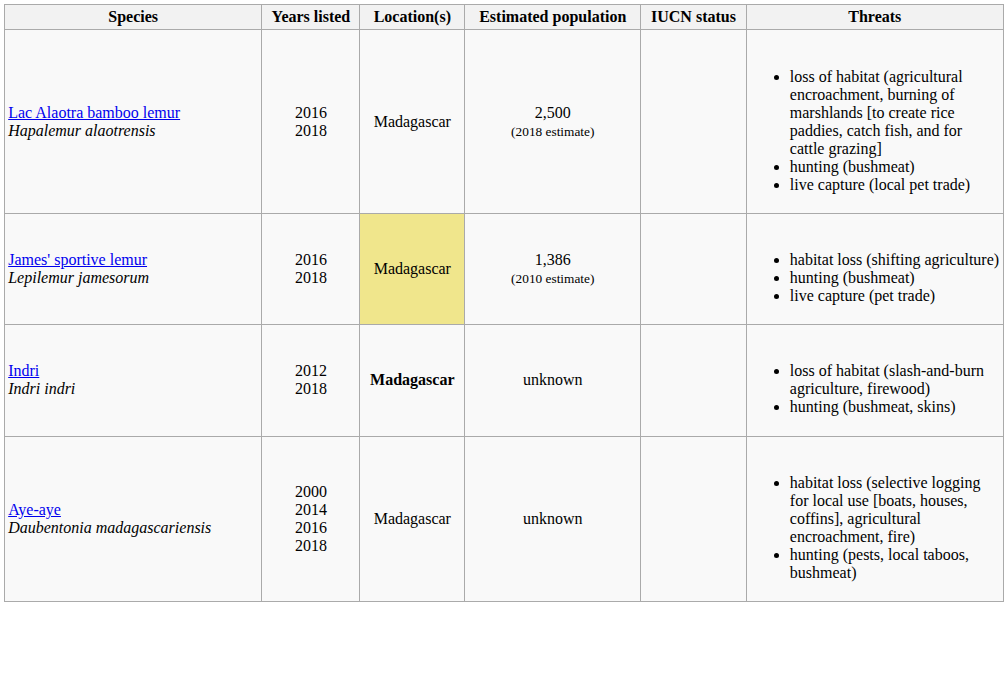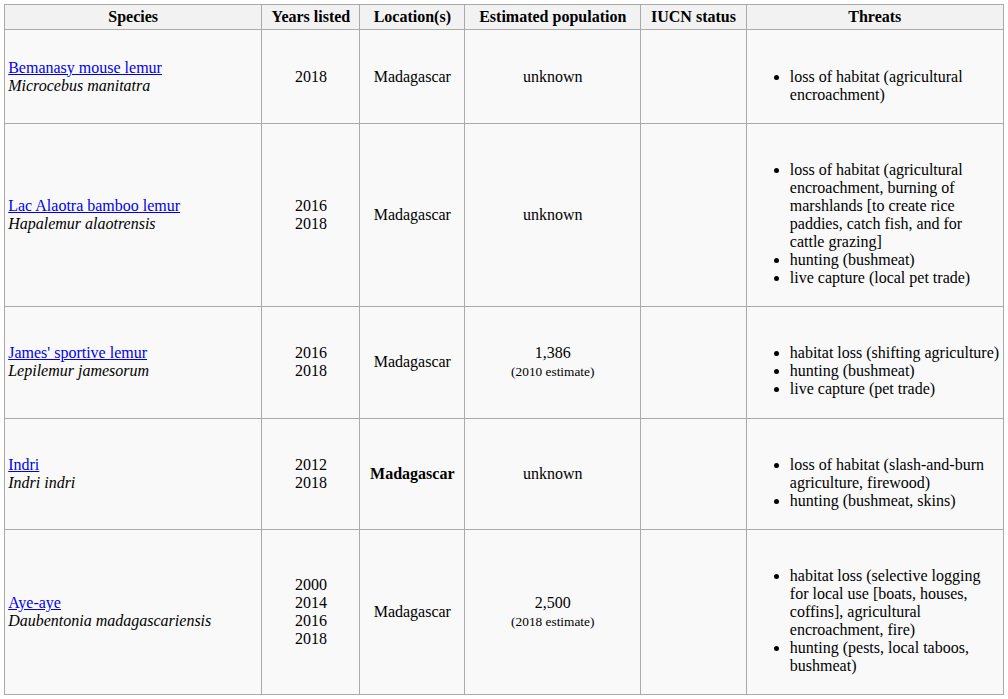+ row: (85, 76)
(553, 121) 2,500 (2018 estimate) -> (553, 214) unknown
(412, 268) khaki background -> (412, 362) no background
(553, 518) unknown -> (553, 612) 2,500 (2018 estimate)
